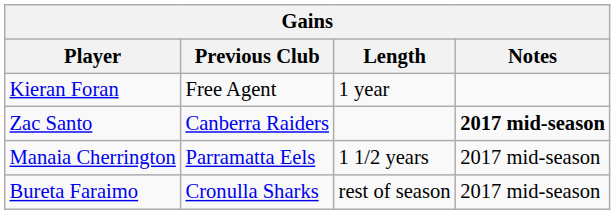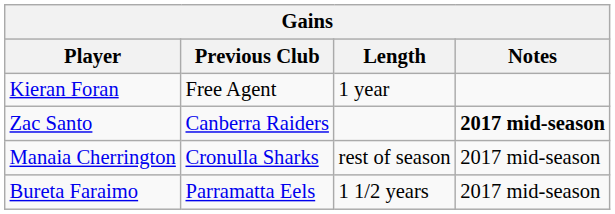(250, 157) Parramatta Eels -> (252, 157) Cronulla Sharks
(384, 157) 1 1/2 years -> (395, 157) rest of season
(252, 191) Cronulla Sharks -> (250, 191) Parramatta Eels
(395, 191) rest of season -> (384, 191) 1 1/2 years
